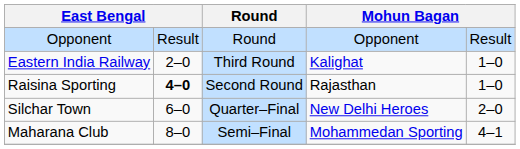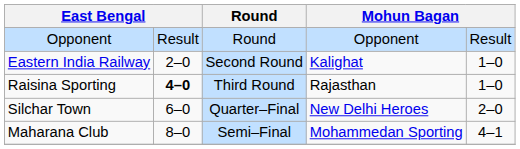(254, 62) Third Round -> (254, 62) Second Round
(254, 86) Second Round -> (254, 86) Third Round
